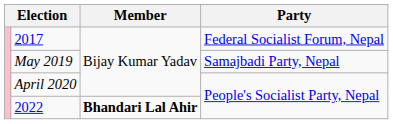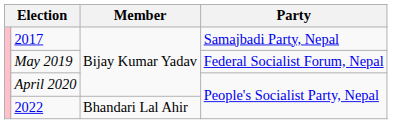(294, 38) Federal Socialist Forum, Nepal -> (271, 38) Samajbadi Party, Nepal
(272, 61) Samajbadi Party, Nepal -> (294, 61) Federal Socialist Forum, Nepal
(140, 107) bold -> (135, 107) normal
